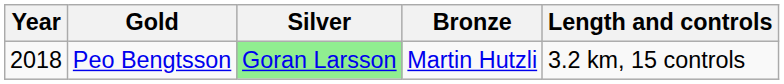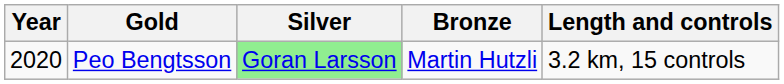(36, 60) 2018 -> (36, 60) 2020
